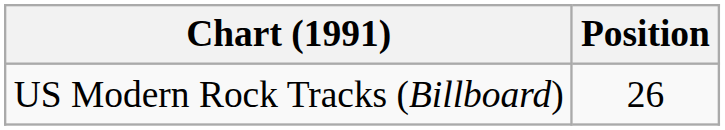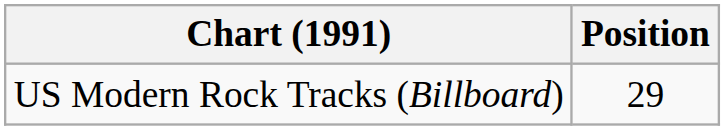(645, 93) 26 -> (645, 93) 29
